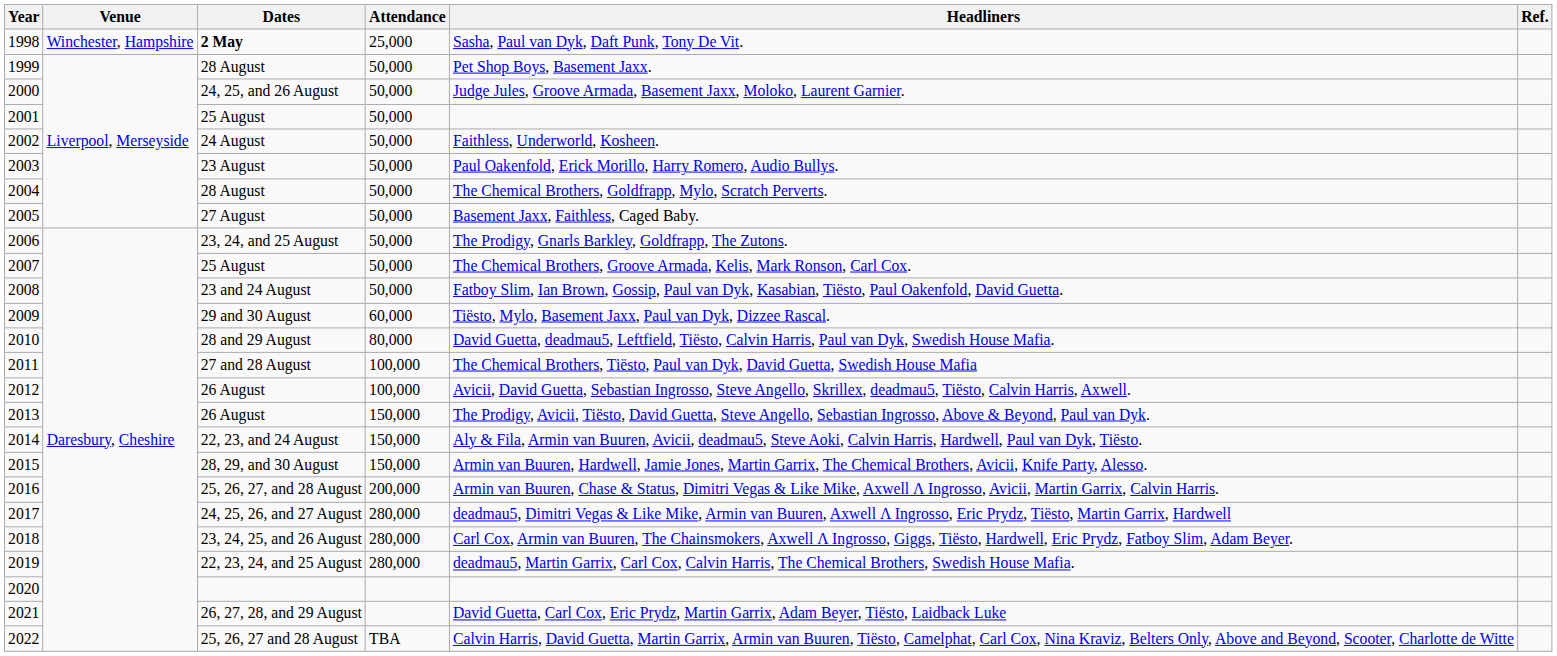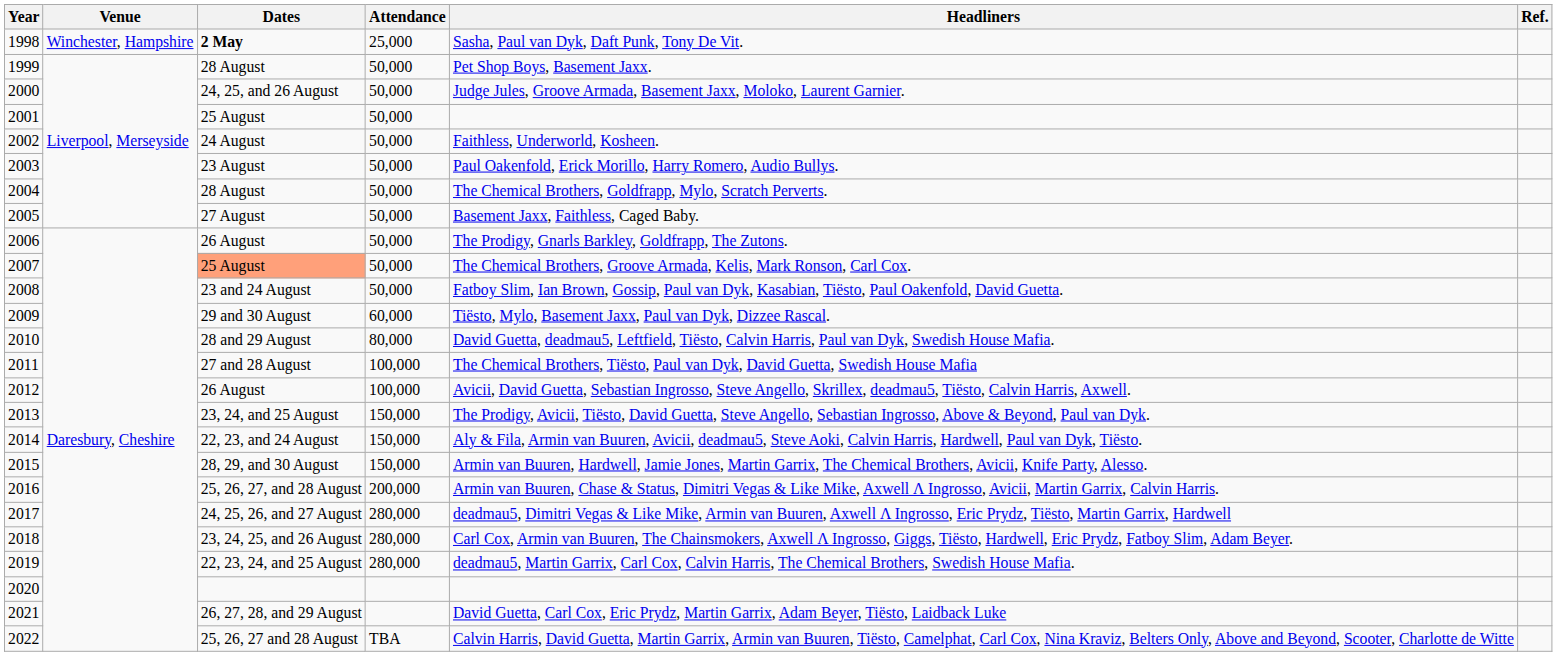(270, 240) 23, 24, and 25 August -> (233, 240) 26 August
(233, 265) no background -> (233, 265) lightsalmon background
(233, 414) 26 August -> (270, 414) 23, 24, and 25 August
